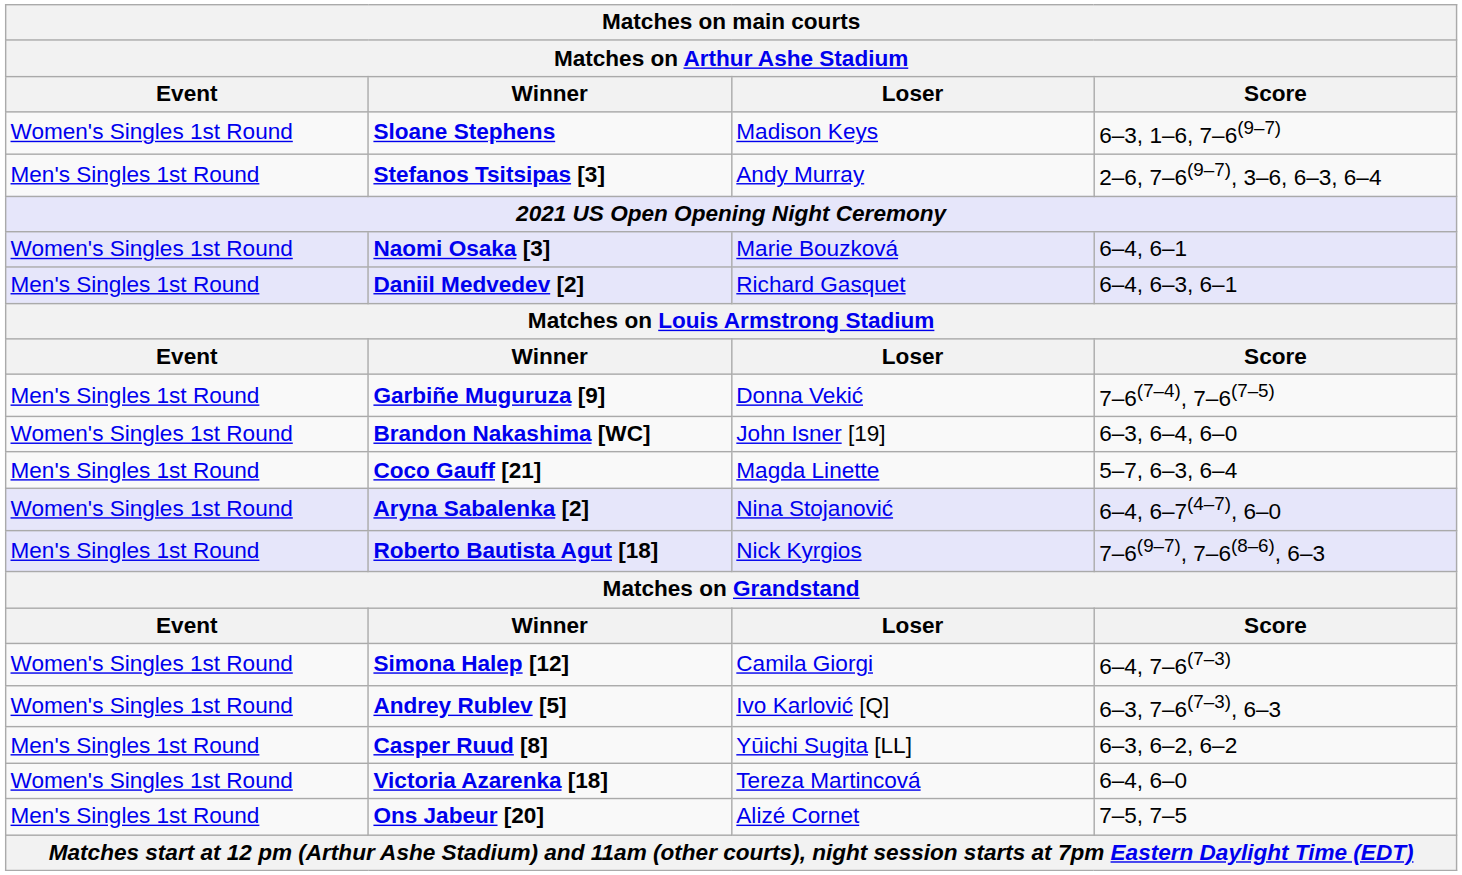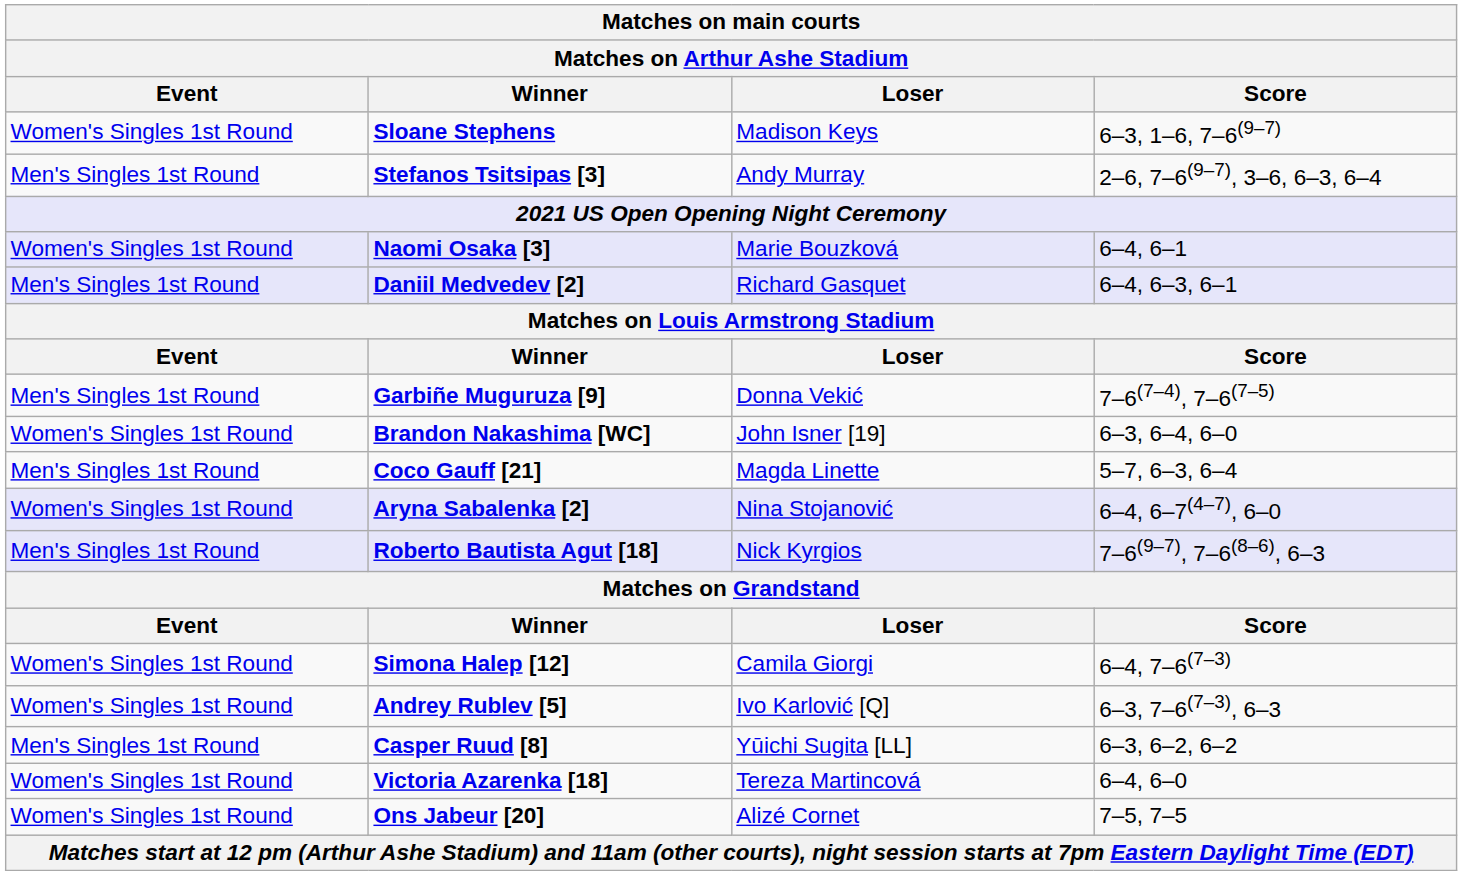(135, 816) Men's Singles 1st Round -> (152, 816) Women's Singles 1st Round
